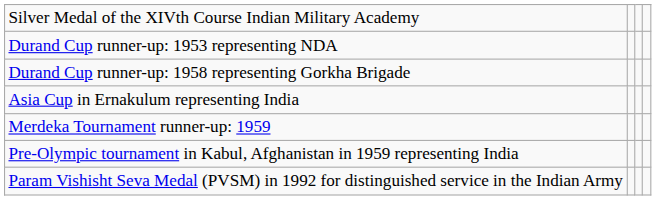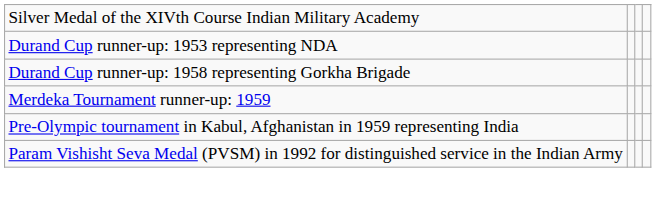- row: (154, 99)
